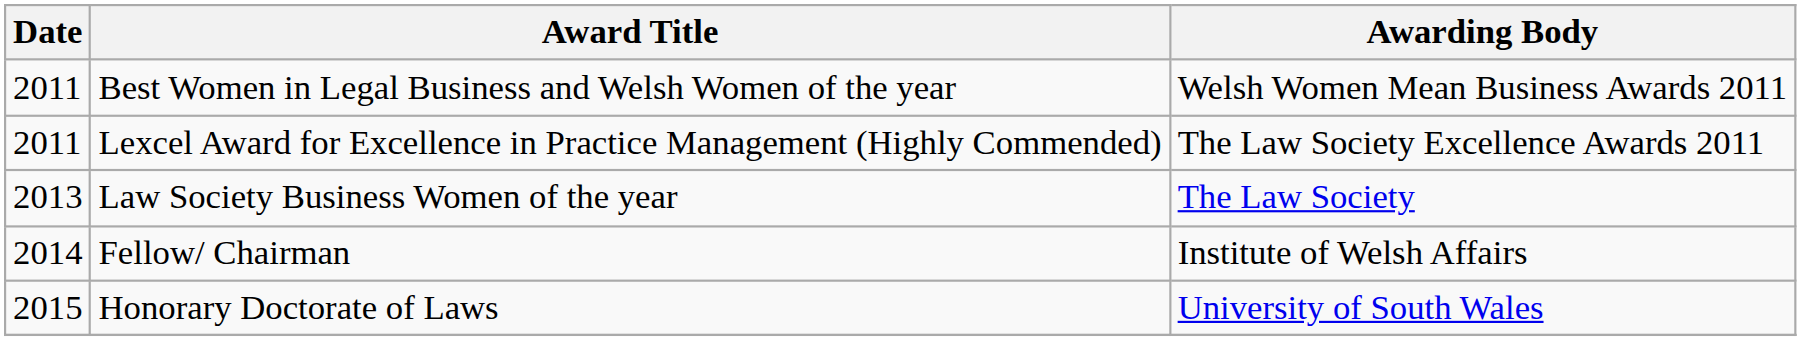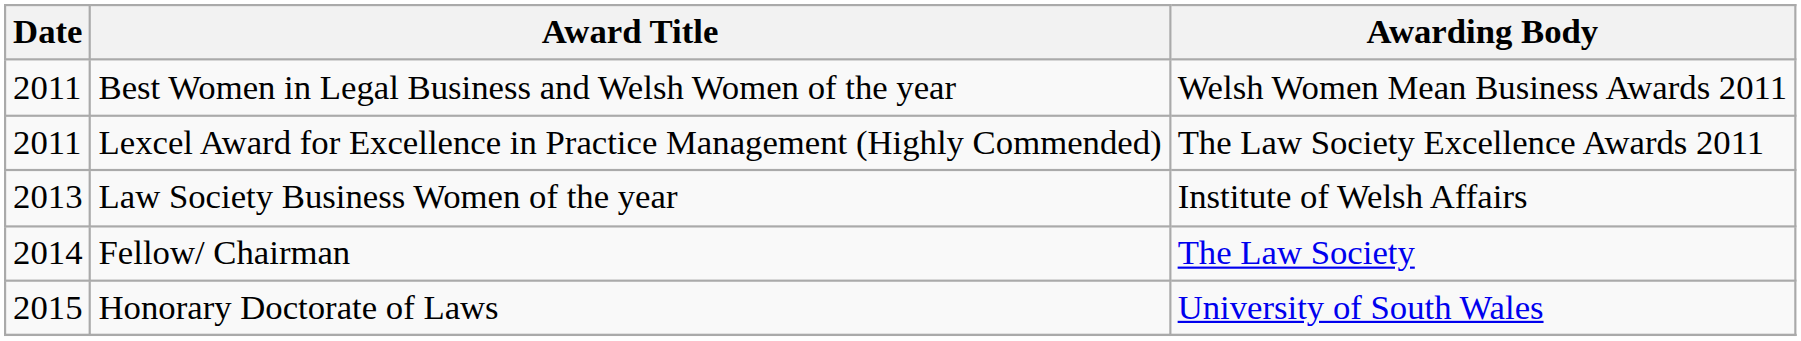(1296, 197) The Law Society -> (1353, 197) Institute of Welsh Affairs
(1353, 252) Institute of Welsh Affairs -> (1296, 252) The Law Society
